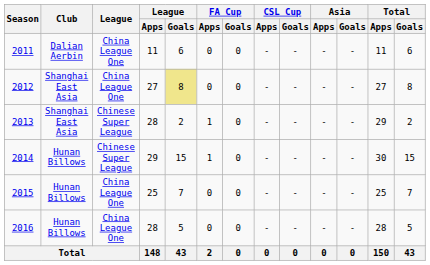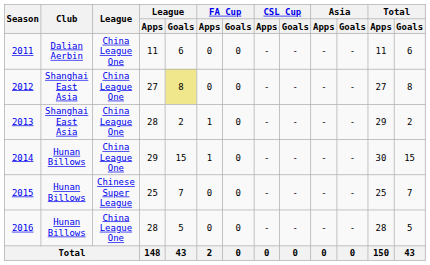(116, 122) Chinese Super League -> (116, 122) China League One
(116, 157) Chinese Super League -> (116, 157) China League One
(116, 193) China League One -> (116, 193) Chinese Super League
